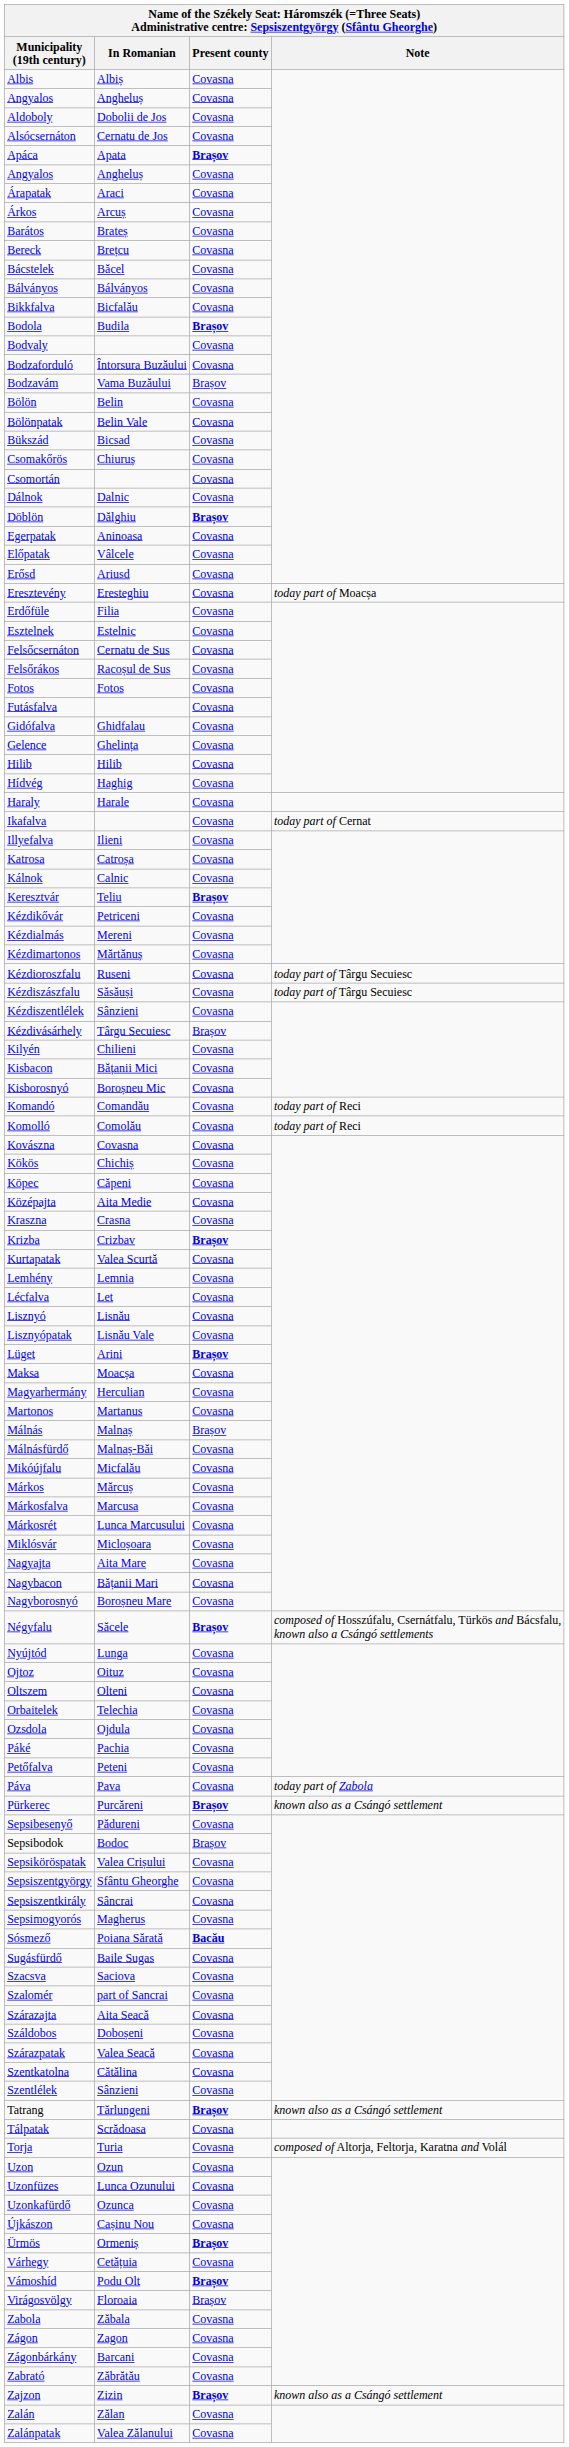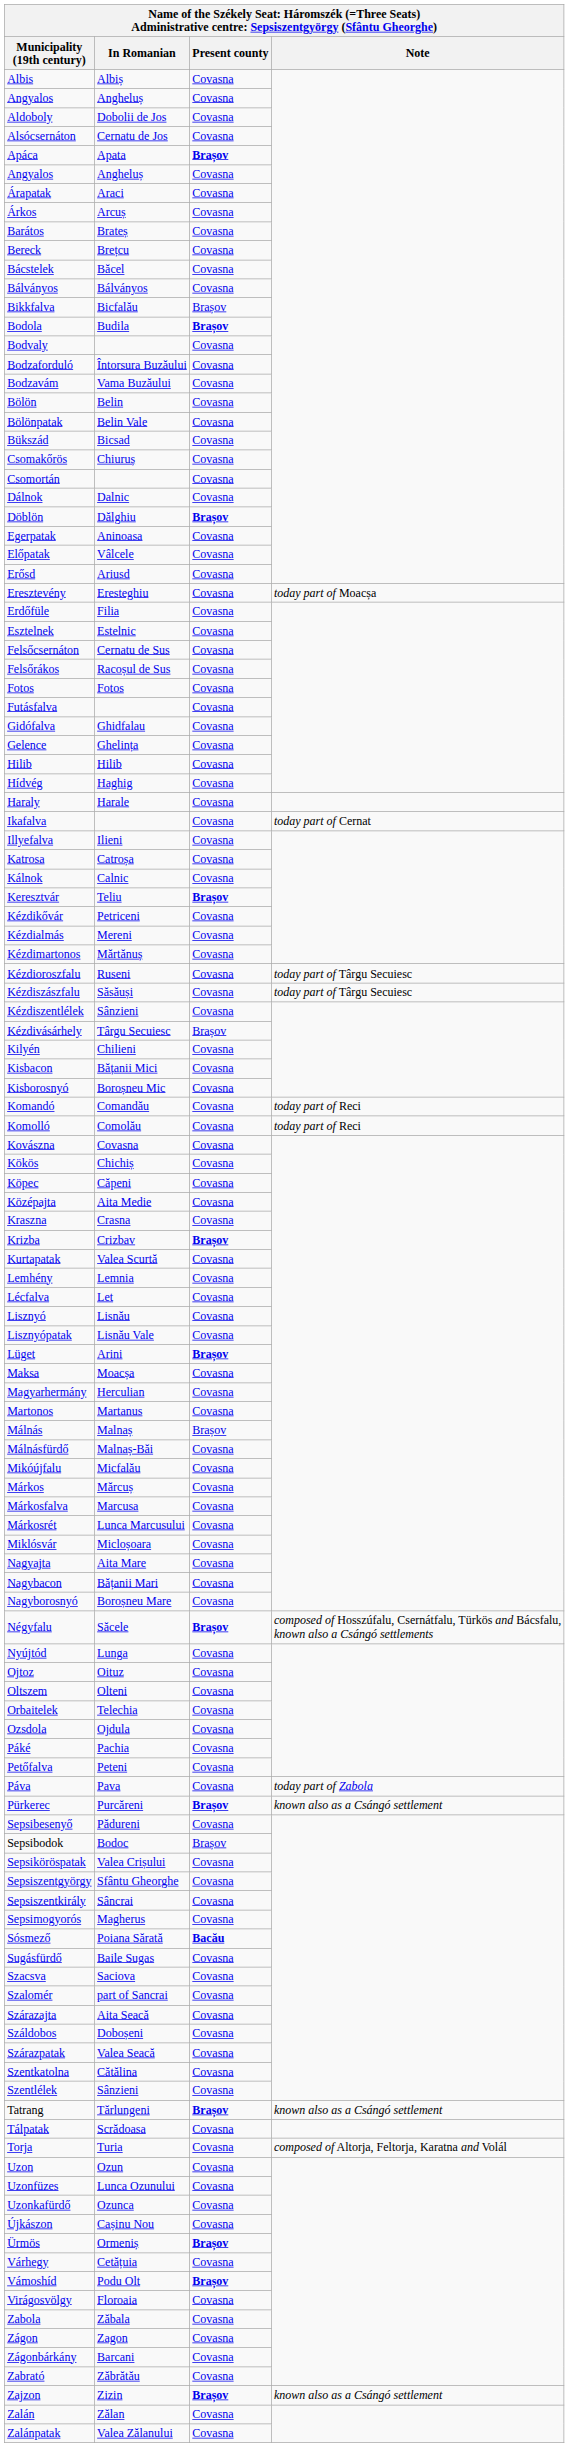(213, 307) Covasna -> (209, 307) Brașov
(209, 383) Brașov -> (213, 383) Covasna
(209, 2300) Brașov -> (213, 2300) Covasna
